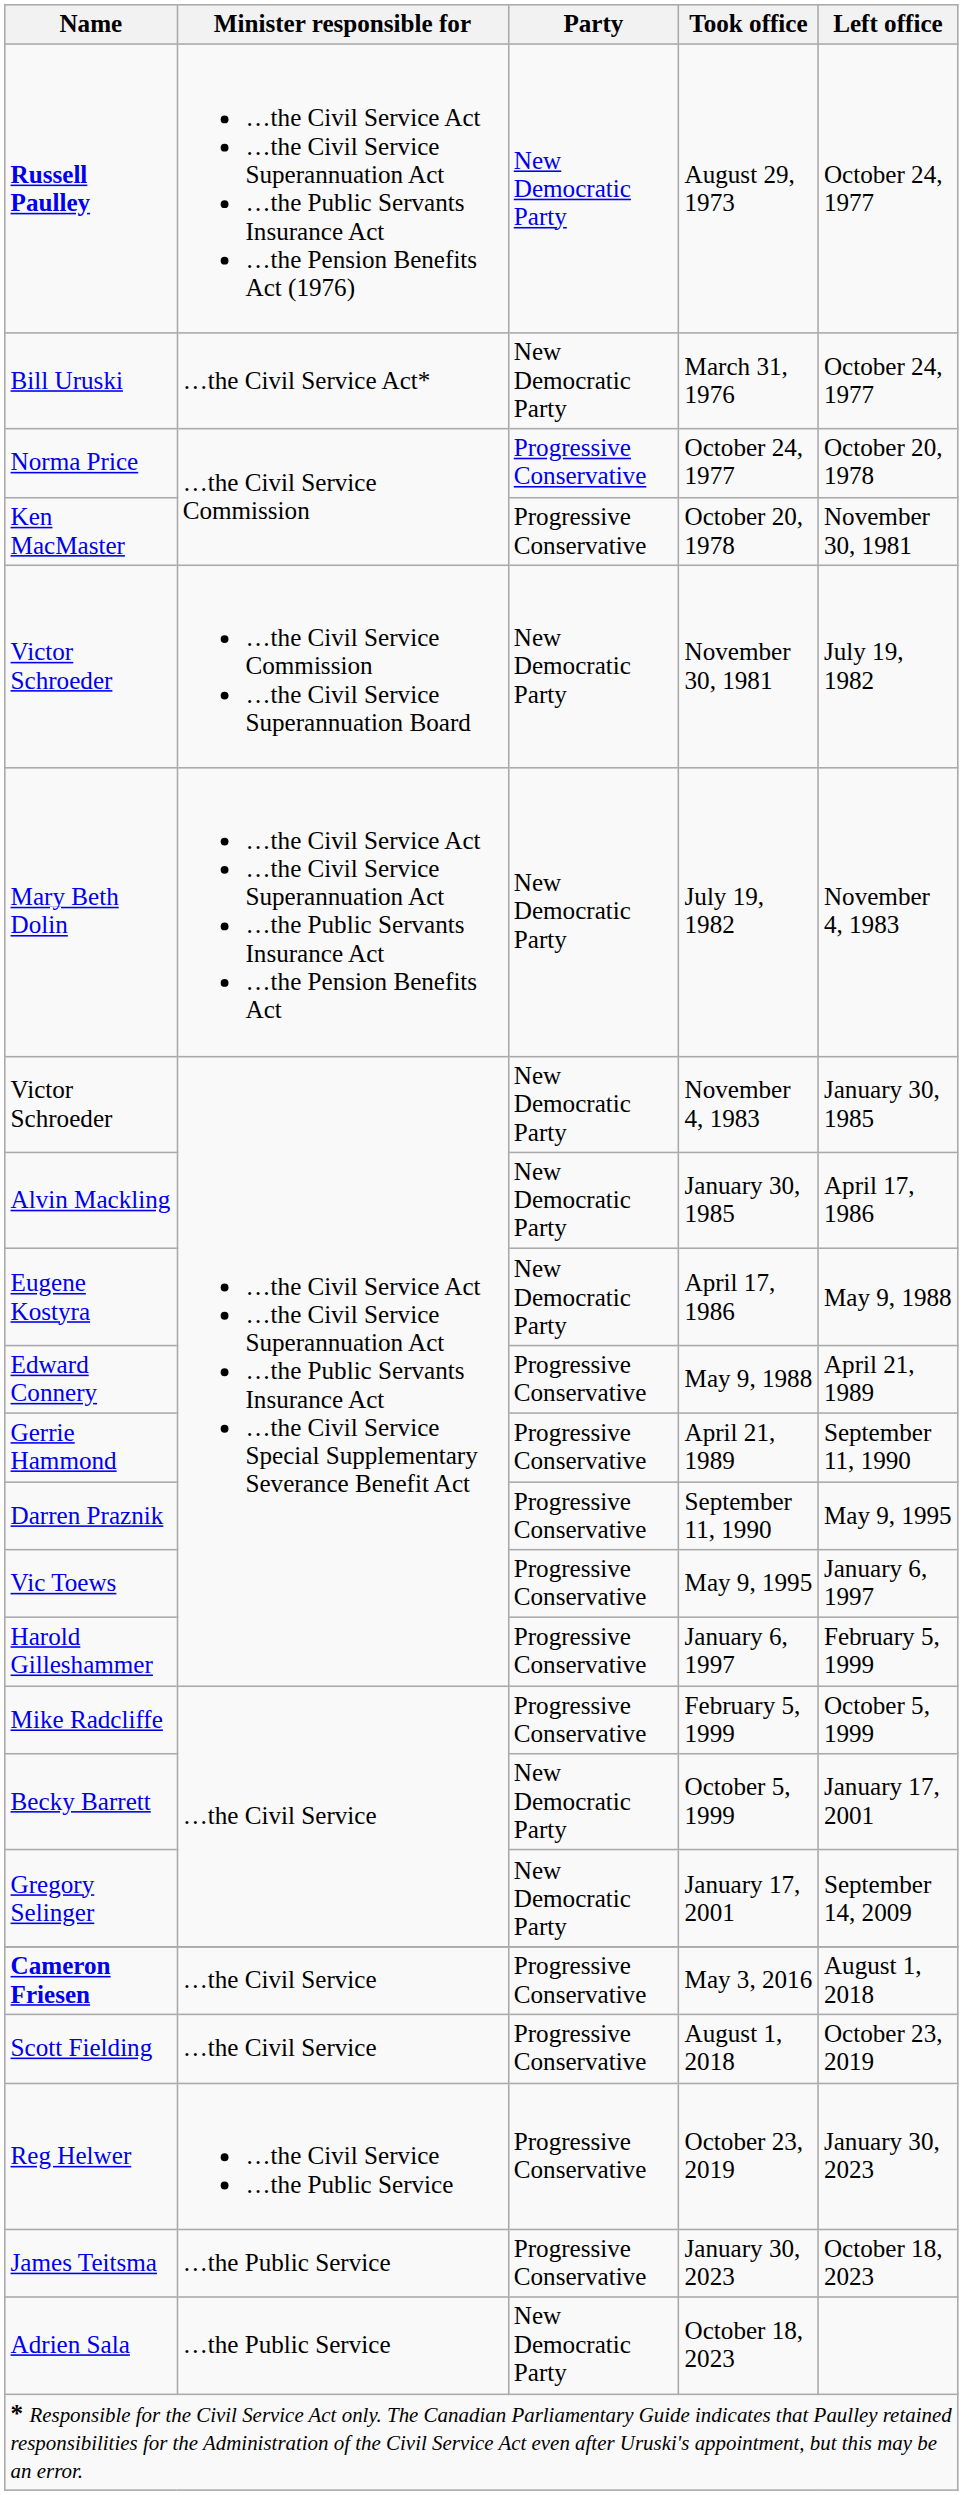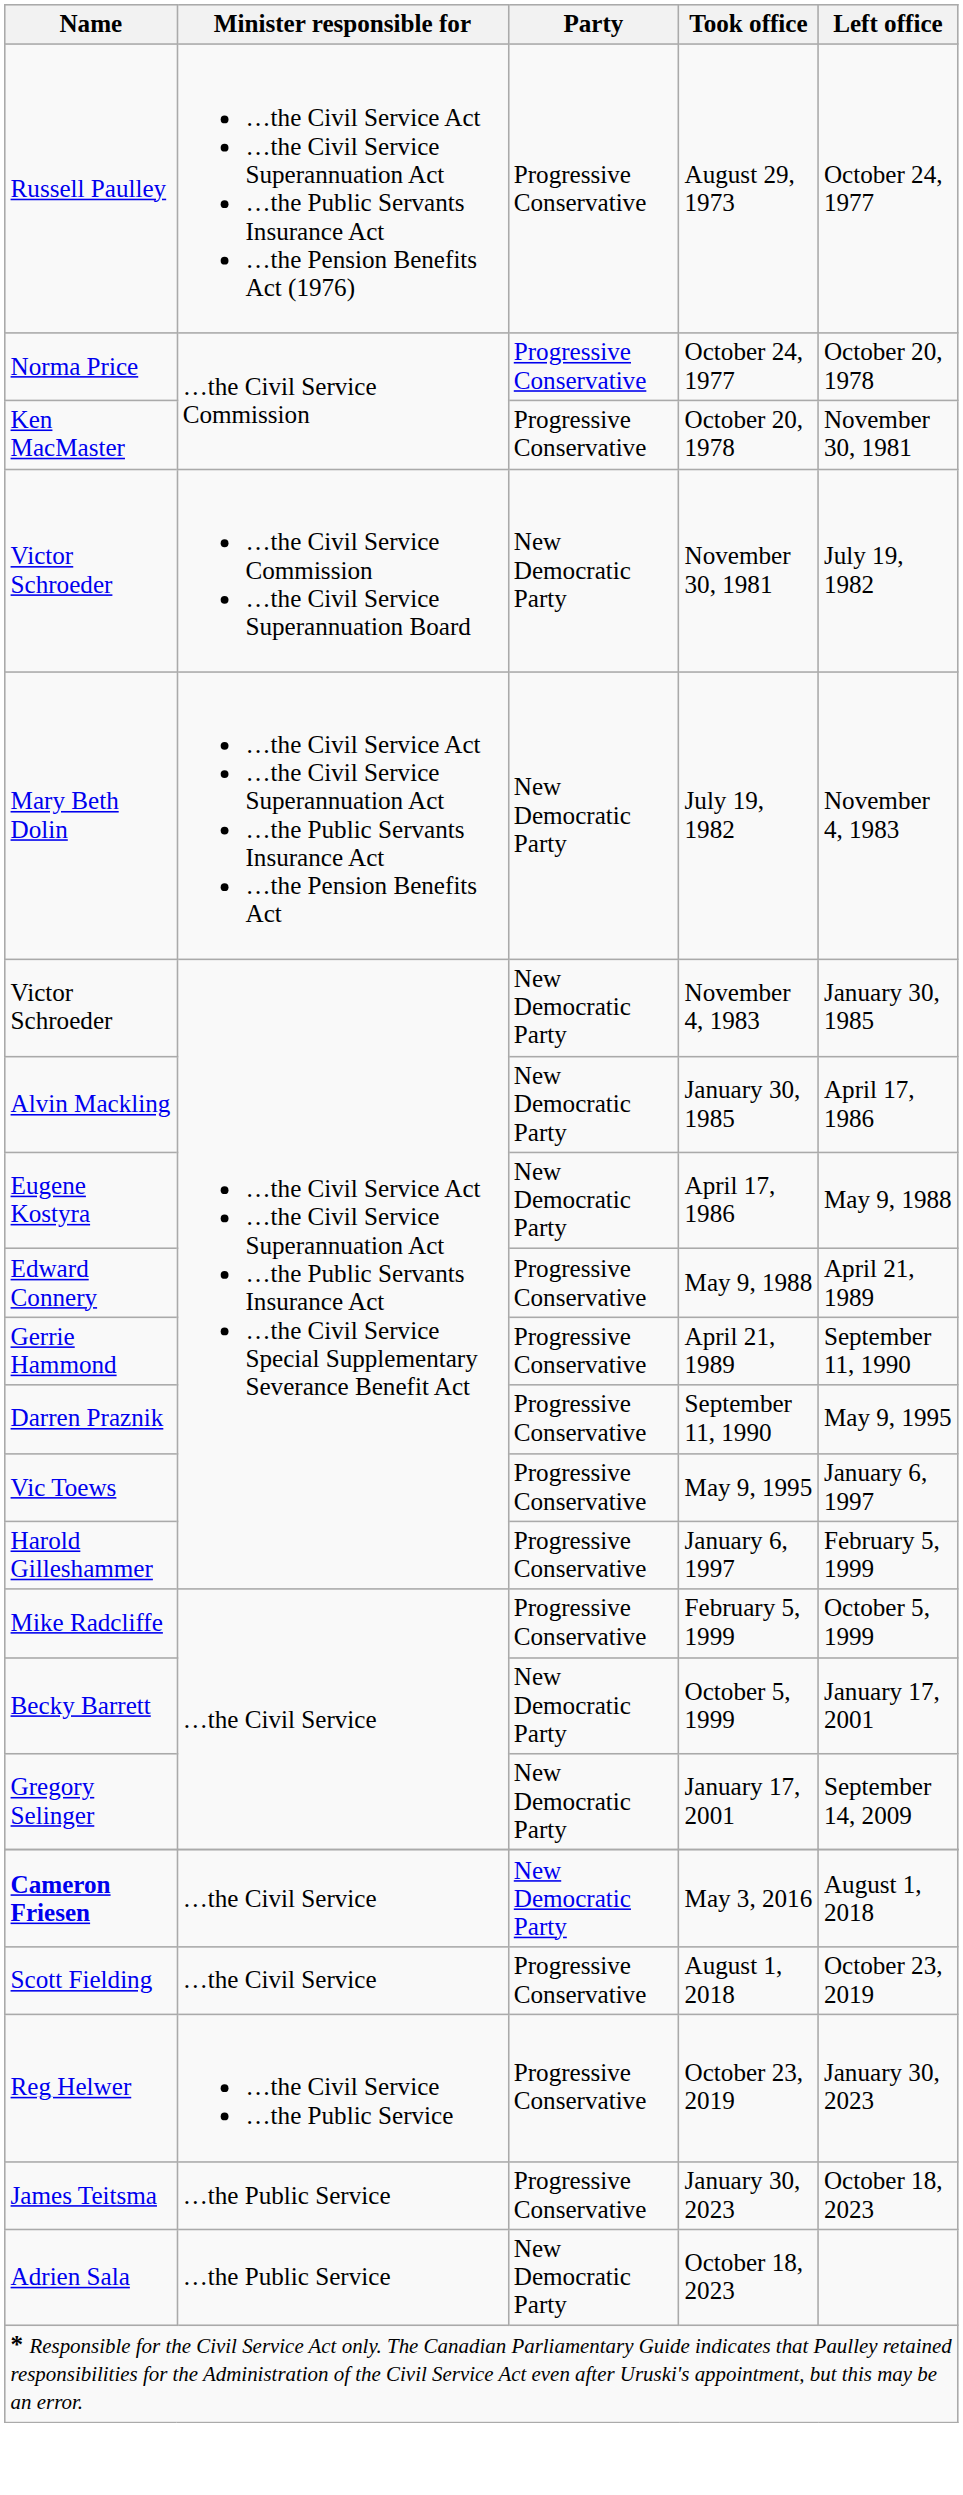(50, 188) bold -> (88, 188) normal
(572, 188) New Democratic Party -> (580, 188) Progressive Conservative
- row: (736, 380)
(580, 1980) Progressive Conservative -> (572, 1898) New Democratic Party
